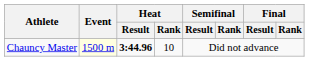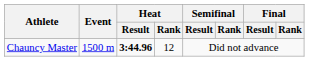(98, 47) lightyellow background -> (98, 47) no background
(169, 47) 10 -> (169, 47) 12
